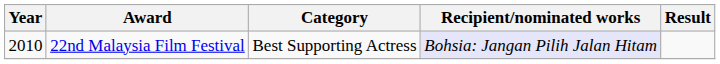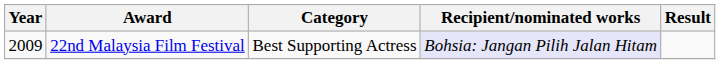(25, 44) 2010 -> (25, 44) 2009
